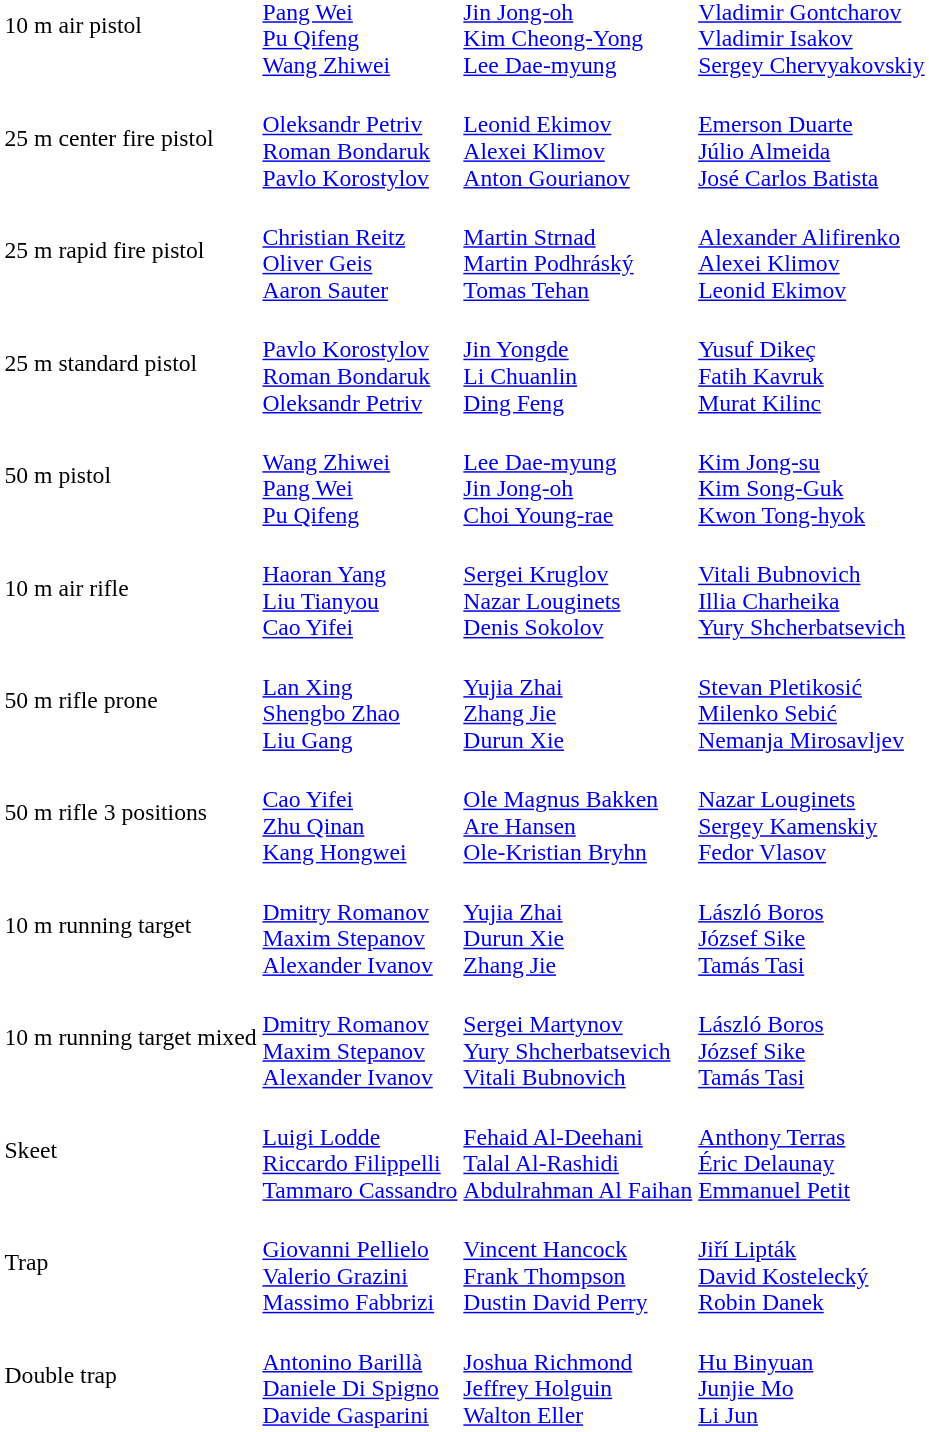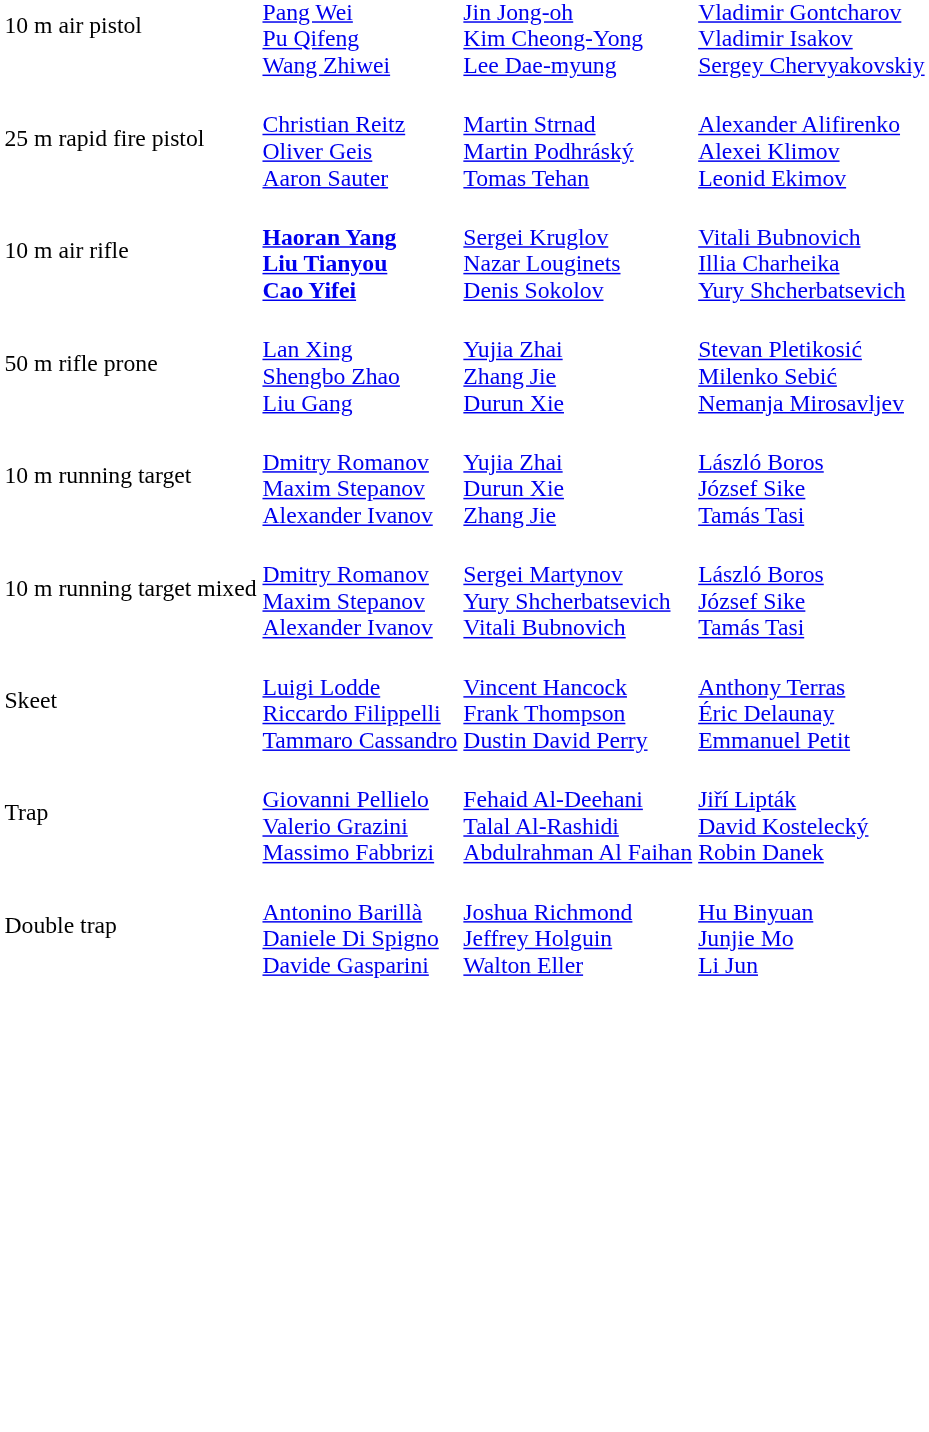- row: (109, 137)
- row: (101, 362)
- row: (58, 475)
(324, 601) normal -> (329, 263) bold
- row: (106, 812)
(578, 1163) Fehaid Al-Deehani Talal Al-Rashidi Abdulrahman Al Faihan -> (555, 713) Vincent Hancock Frank Thompson Dustin David Perry
(555, 1276) Vincent Hancock Frank Thompson Dustin David Perry -> (578, 826) Fehaid Al-Deehani Talal Al-Rashidi Abdulrahman Al Faihan
